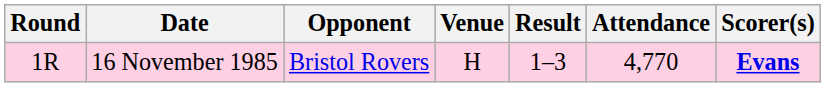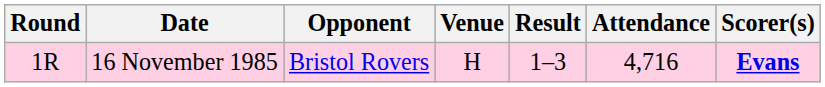(651, 61) 4,770 -> (651, 61) 4,716
